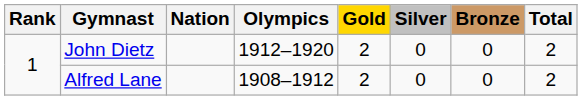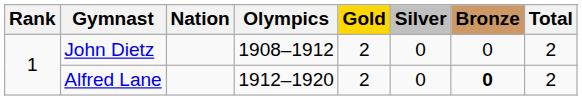(286, 49) 1912–1920 -> (286, 49) 1908–1912
(286, 79) 1908–1912 -> (286, 79) 1912–1920
(488, 79) normal -> (488, 79) bold
